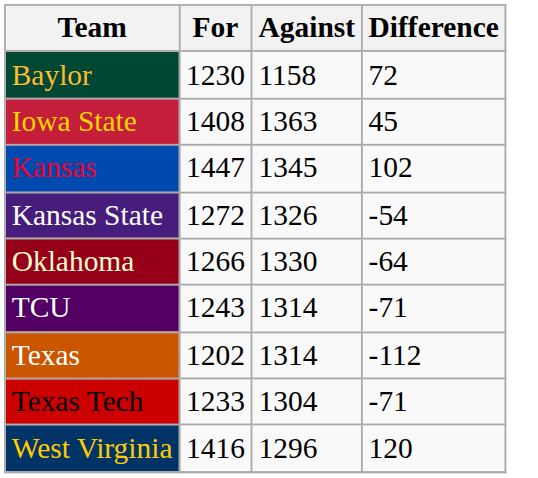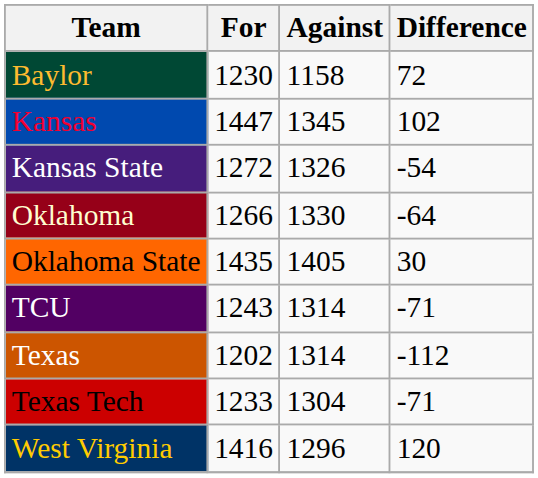- row: (74, 121)
+ row: (106, 261)
